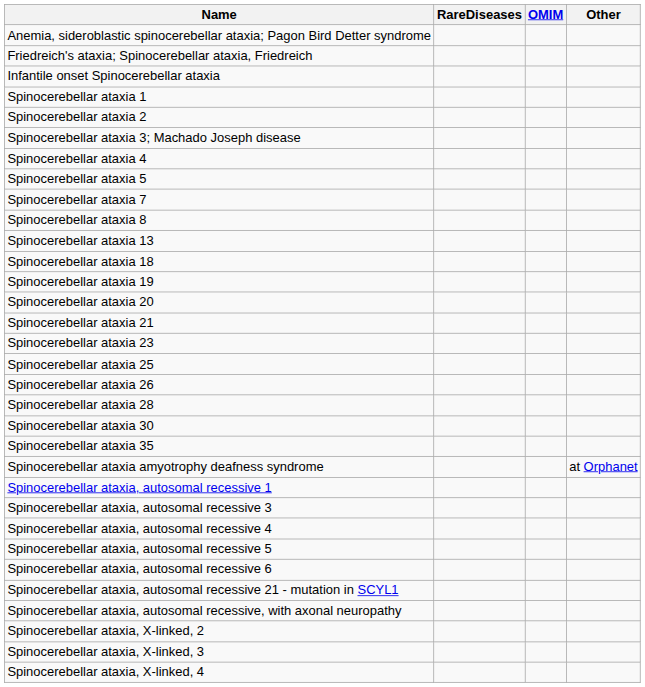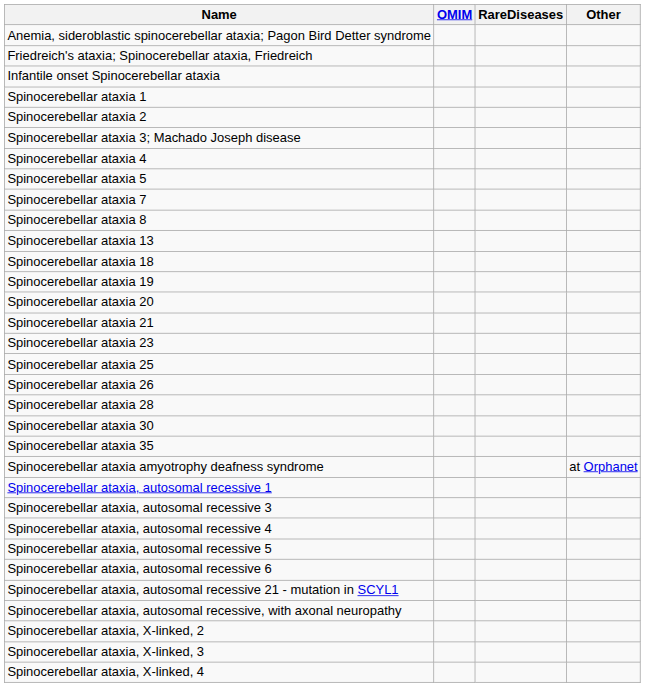columns swapped: (546, 14) <-> (479, 14)
